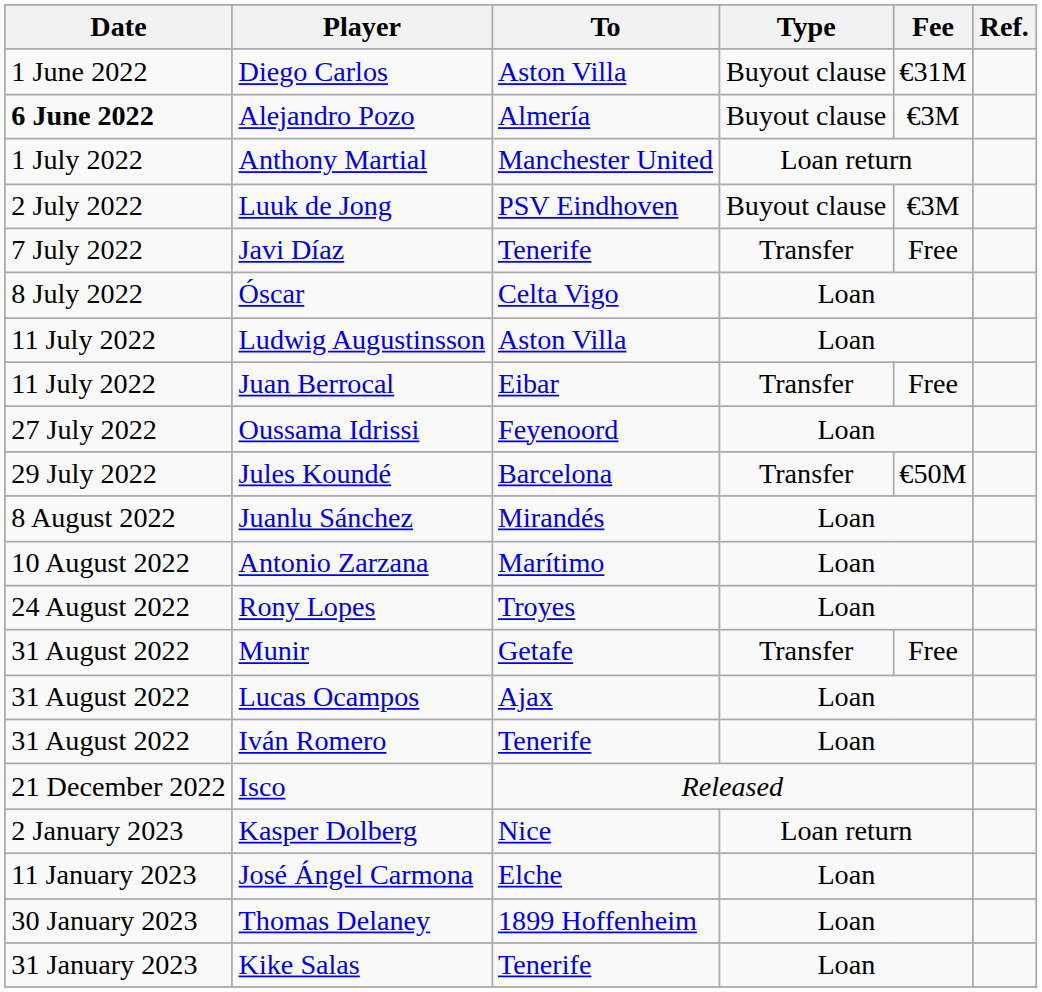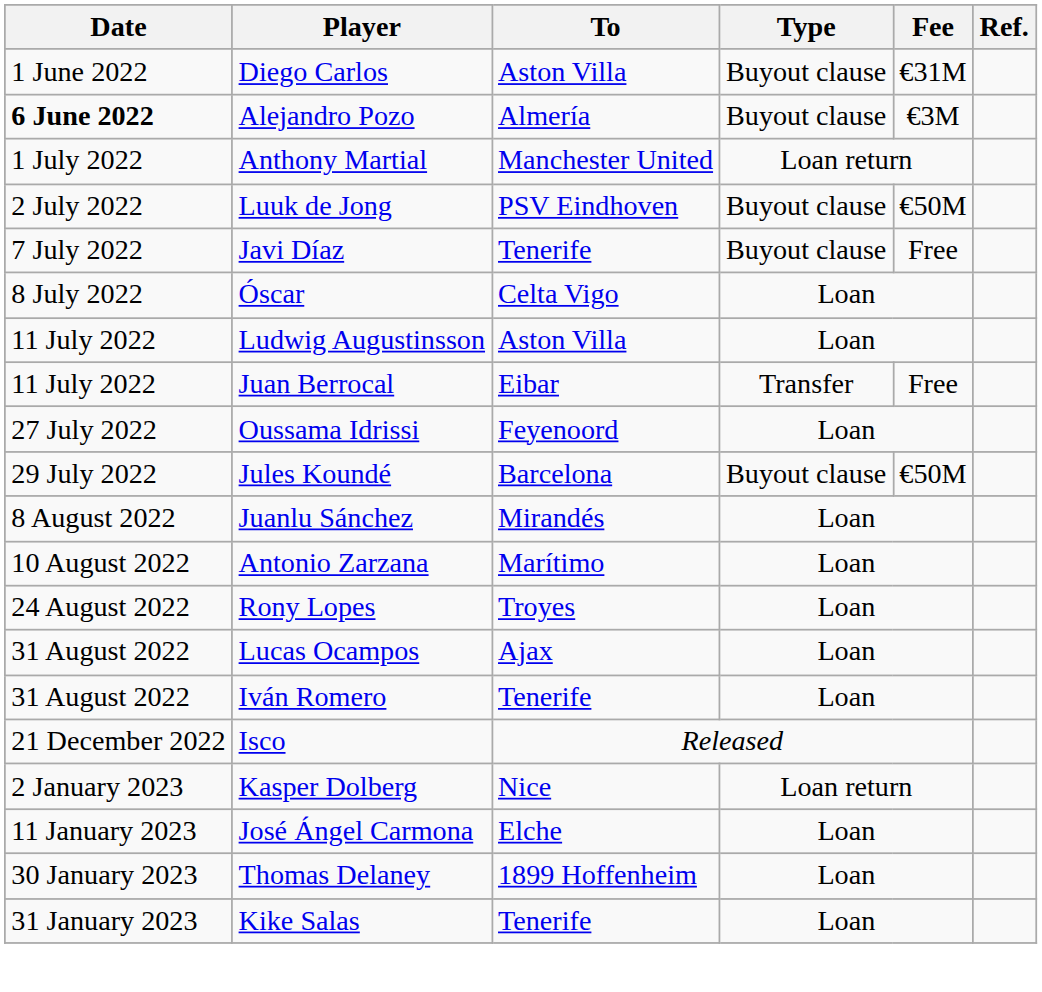(933, 205) €3M -> (933, 205) €50M
(806, 250) Transfer -> (806, 250) Buyout clause
(806, 473) Transfer -> (806, 473) Buyout clause
- row: (274, 652)
